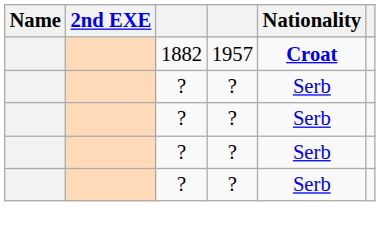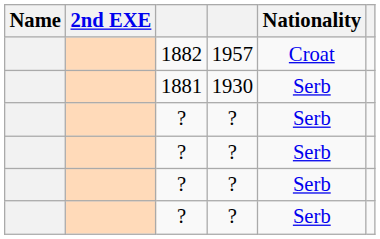(312, 53) bold -> (312, 53) normal
+ row: (182, 86)
